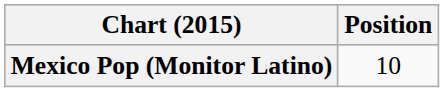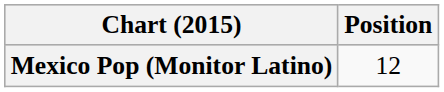(388, 65) 10 -> (388, 65) 12
